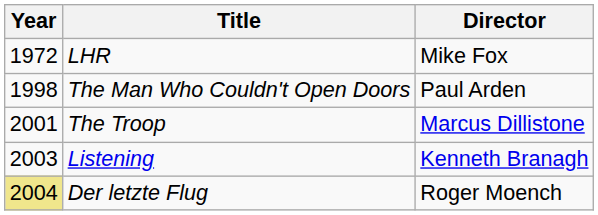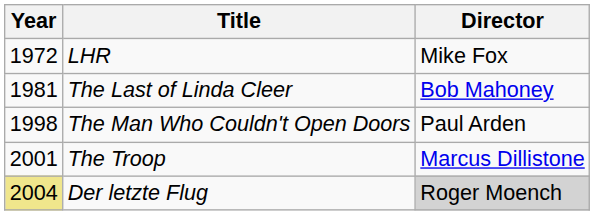+ row: (180, 90)
- row: (111, 158)
(491, 192) no background -> (491, 192) lightgrey background
